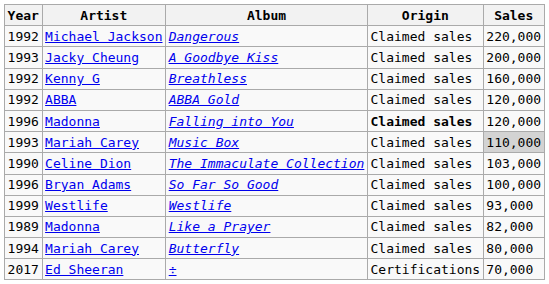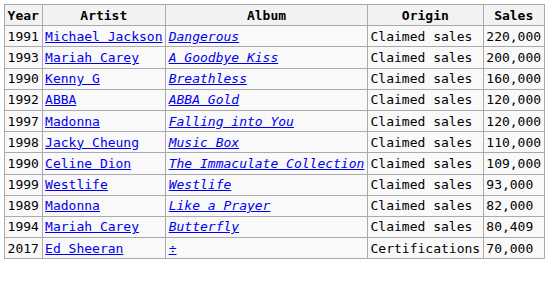(23, 36) 1992 -> (23, 36) 1991
(92, 57) Jacky Cheung -> (92, 57) Mariah Carey
(23, 79) 1992 -> (23, 79) 1990
(23, 121) 1996 -> (23, 121) 1997
(421, 121) bold -> (421, 121) normal
(23, 142) 1993 -> (23, 142) 1998
(92, 142) Mariah Carey -> (92, 142) Jacky Cheung
(514, 142) lightgrey background -> (514, 142) no background
(514, 163) 103,000 -> (514, 163) 109,000
- row: (223, 185)
(510, 248) 80,000 -> (510, 227) 80,409
